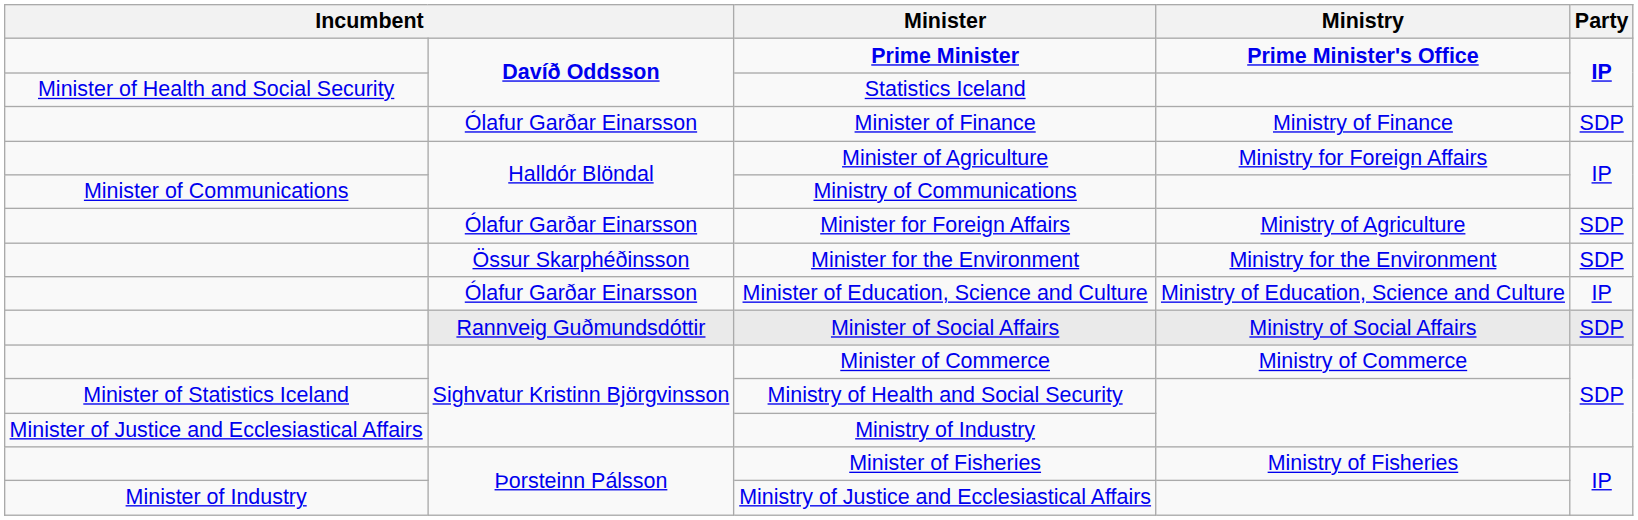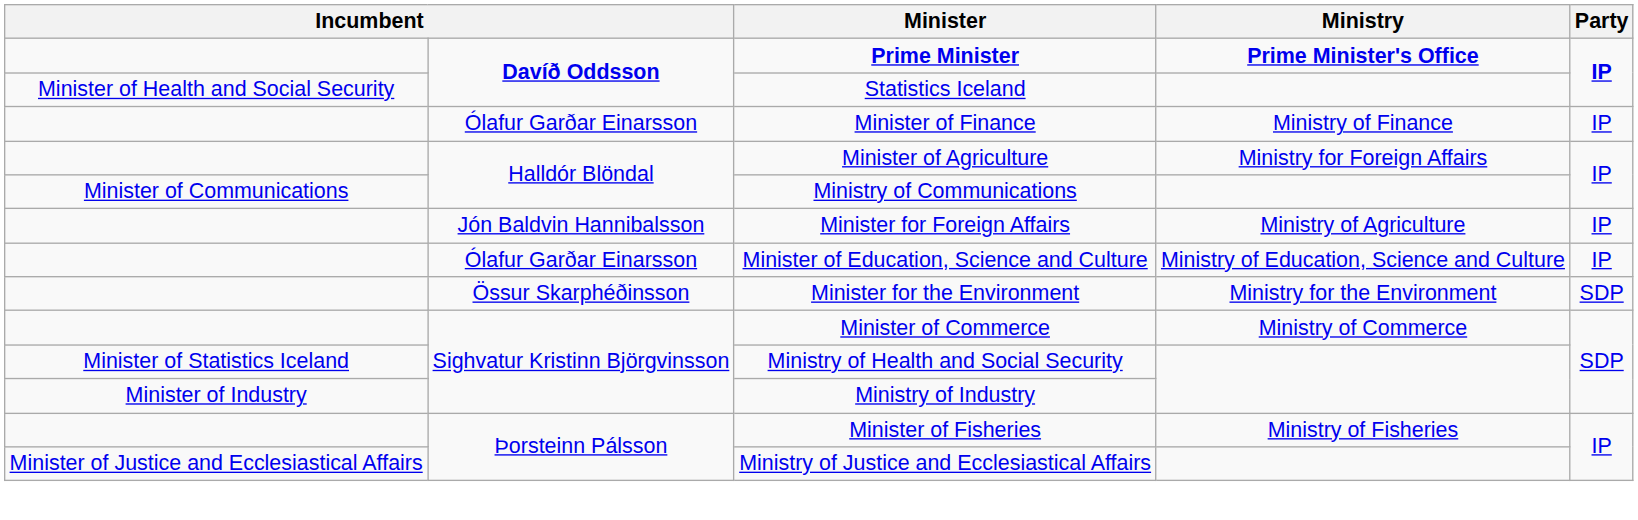(1602, 123) SDP -> (1602, 123) IP
(581, 225) Ólafur Garðar Einarsson -> (581, 225) Jón Baldvin Hannibalsson
(1602, 225) SDP -> (1602, 225) IP
rows swapped: (945, 293) <-> (945, 259)
- row: (945, 327)
(216, 429) Minister of Justice and Ecclesiastical Affairs -> (216, 395) Minister of Industry
(216, 497) Minister of Industry -> (216, 463) Minister of Justice and Ecclesiastical Affairs
